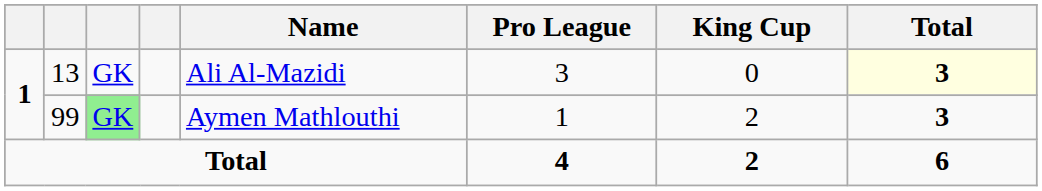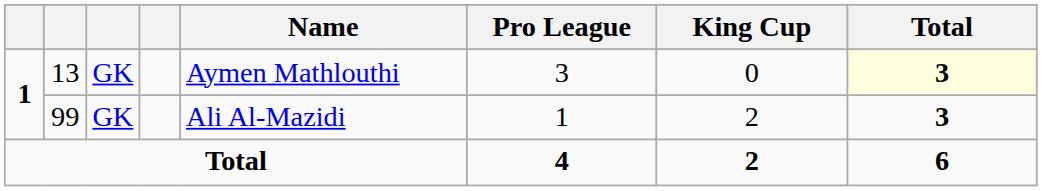(266, 71) Ali Al-Mazidi -> (293, 71) Aymen Mathlouthi
(113, 116) lightgreen background -> (113, 116) no background
(293, 116) Aymen Mathlouthi -> (266, 116) Ali Al-Mazidi
